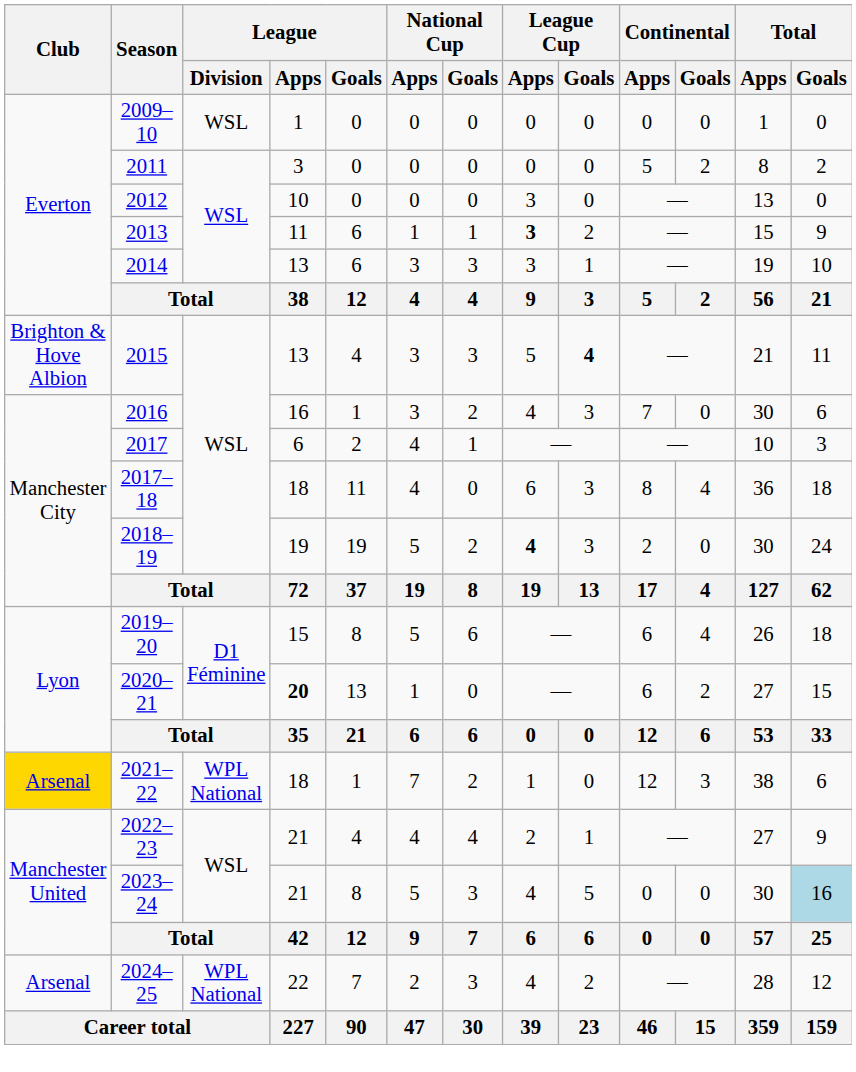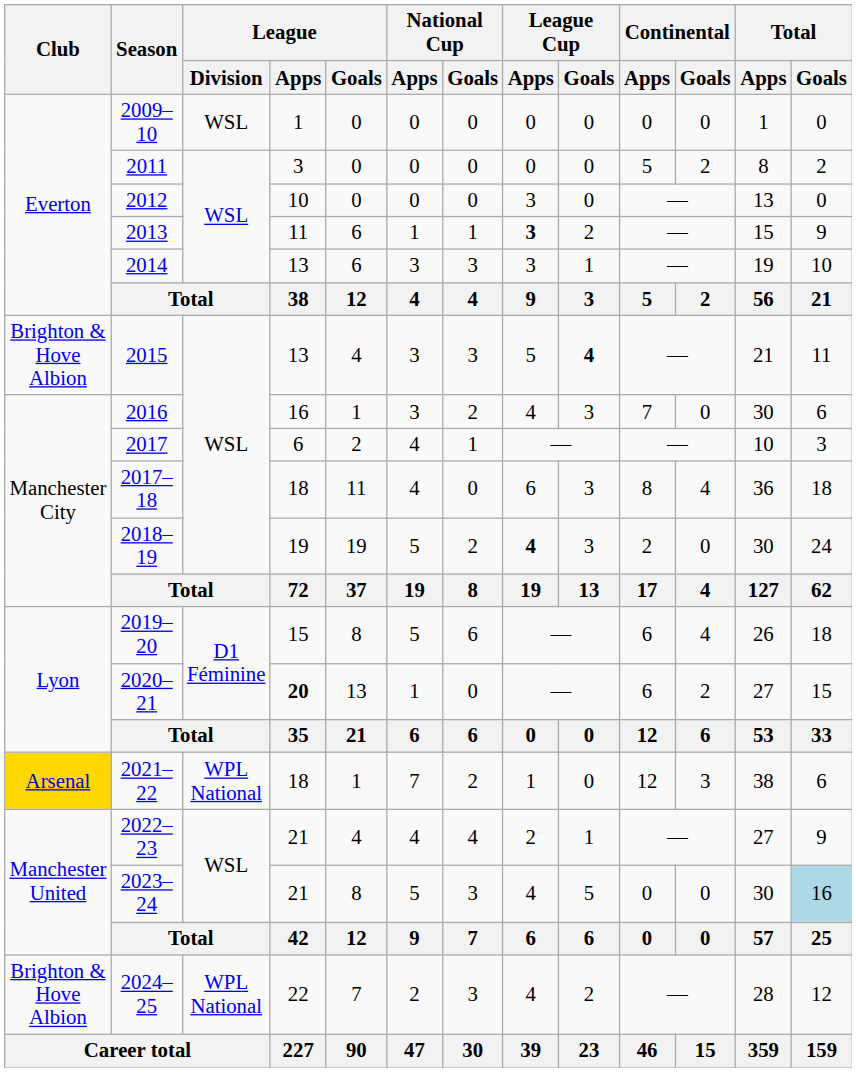(58, 982) Arsenal -> (58, 994) Brighton & Hove Albion
